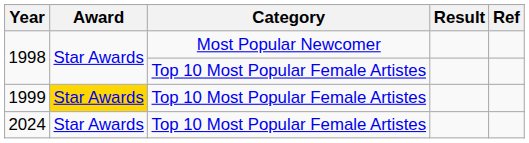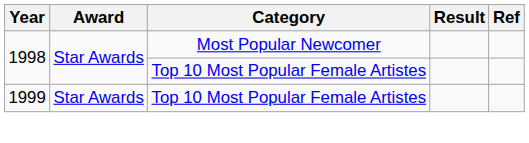(99, 97) gold background -> (99, 97) no background
- row: (27, 124)
